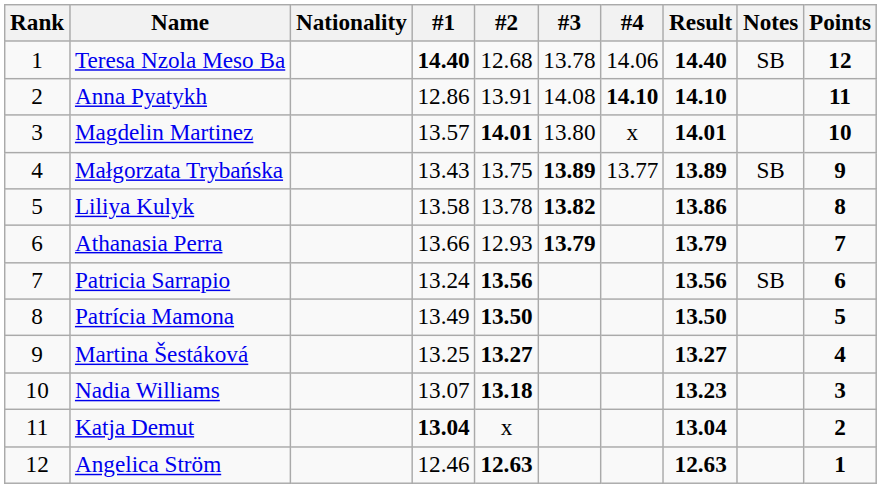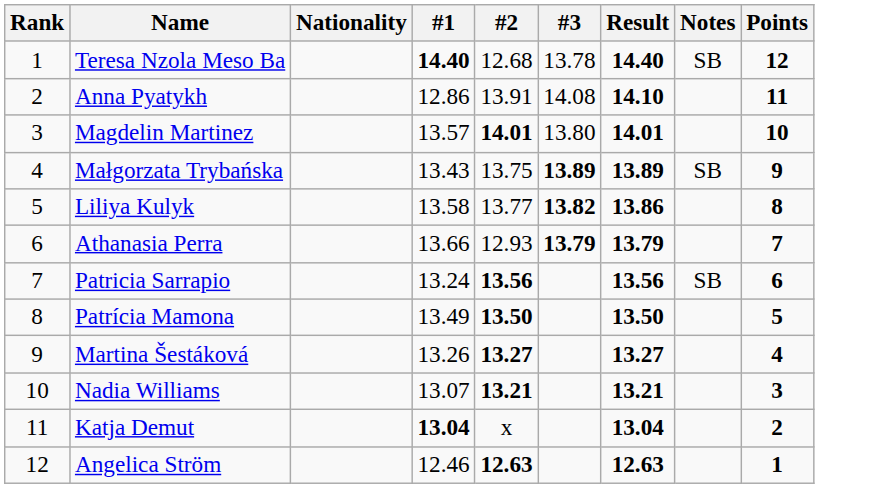- column: (632, 22)
(506, 206) 13.78 -> (506, 206) 13.77
(444, 354) 13.25 -> (444, 354) 13.26
(506, 390) 13.18 -> (506, 390) 13.21
(701, 390) 13.23 -> (638, 390) 13.21
